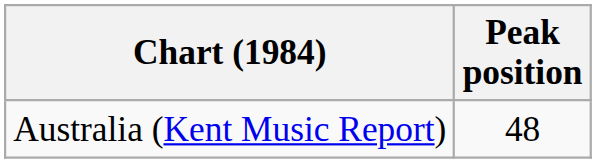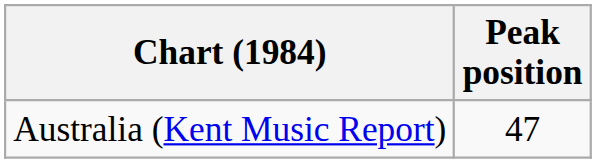(523, 128) 48 -> (523, 128) 47
